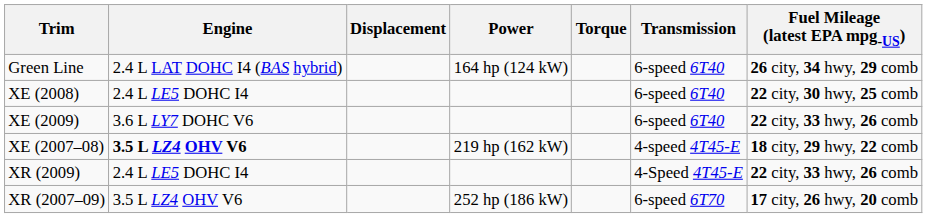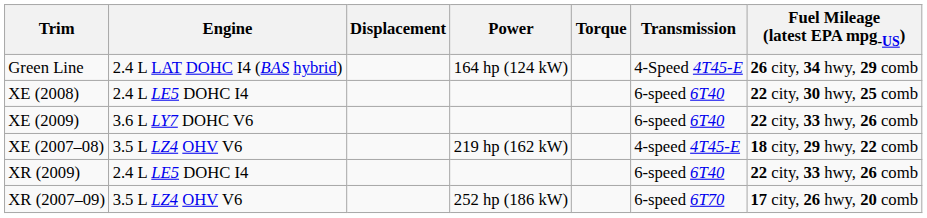(679, 67) 6-speed 6T40 -> (689, 67) 4-Speed 4T45-E
(180, 146) bold -> (177, 146) normal
(689, 172) 4-Speed 4T45-E -> (679, 172) 6-speed 6T40
